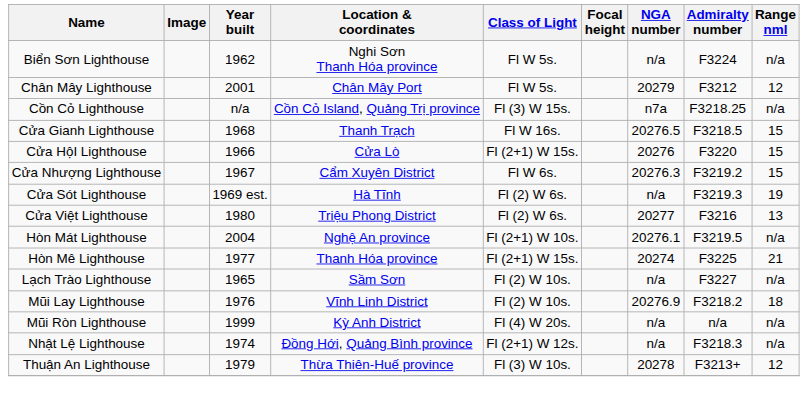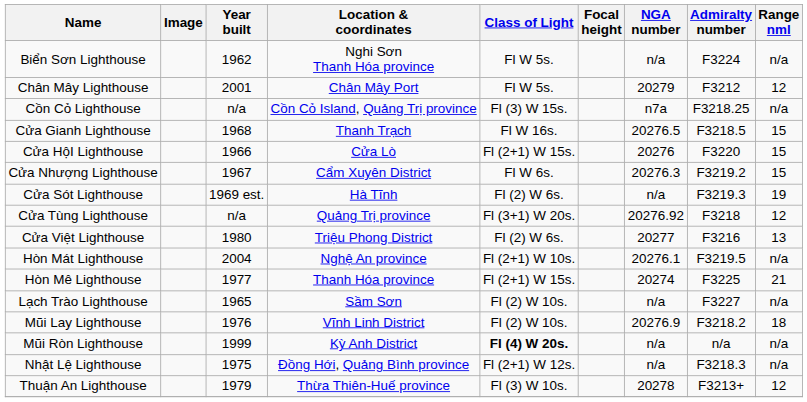+ row: (83, 215)
(532, 322) normal -> (529, 343) bold
(240, 343) 1974 -> (237, 365) 1975
